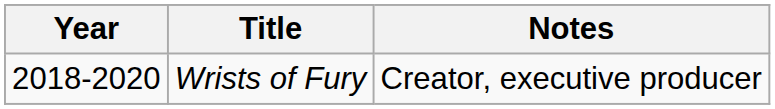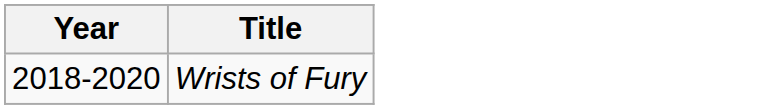- column: (571, 29)
